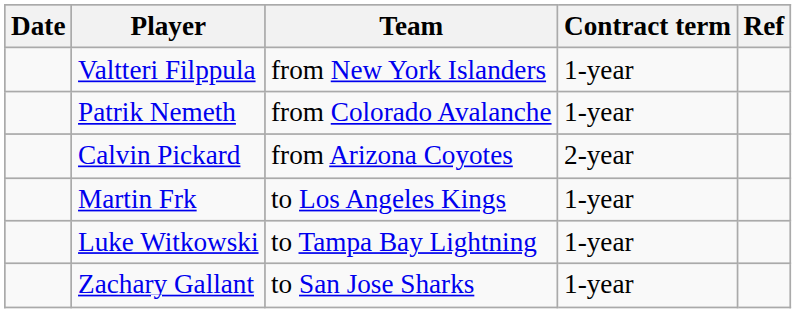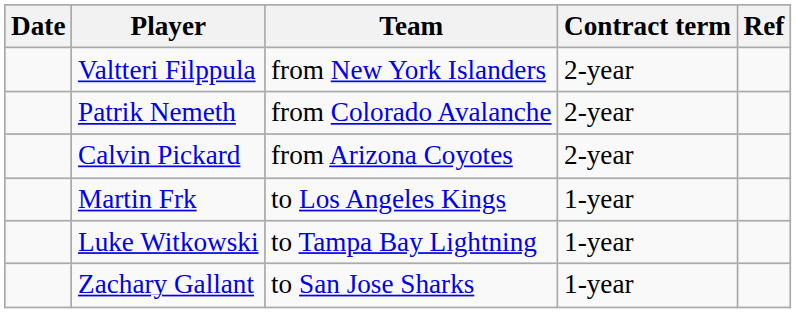(599, 69) 1-year -> (599, 69) 2-year
(599, 112) 1-year -> (599, 112) 2-year
